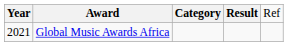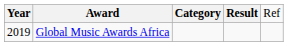(19, 32) 2021 -> (19, 32) 2019
